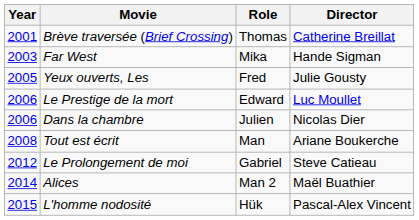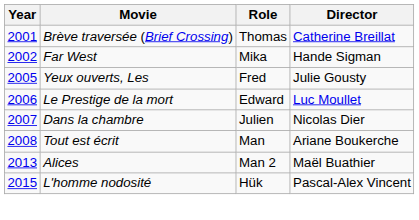(22, 57) 2003 -> (22, 57) 2002
(22, 120) 2006 -> (22, 120) 2007
- row: (115, 162)
(22, 183) 2014 -> (22, 162) 2013
